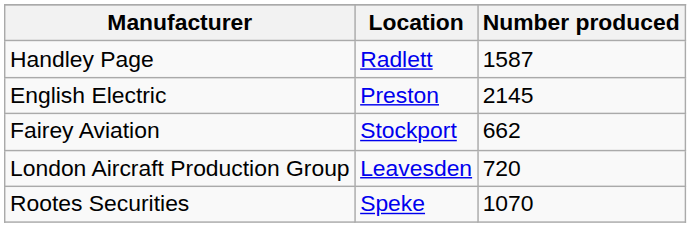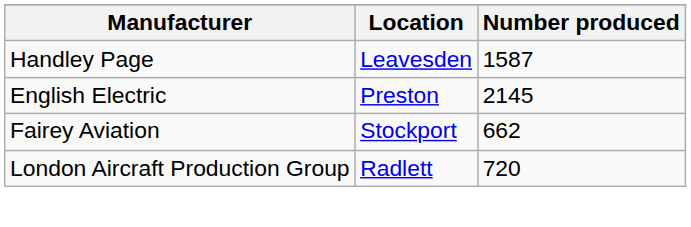(396, 58) Radlett -> (416, 58) Leavesden
(416, 167) Leavesden -> (396, 167) Radlett
- row: (100, 204)
